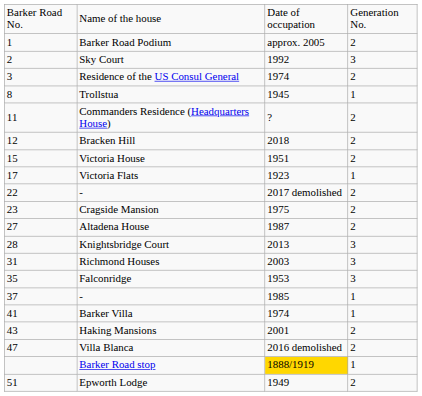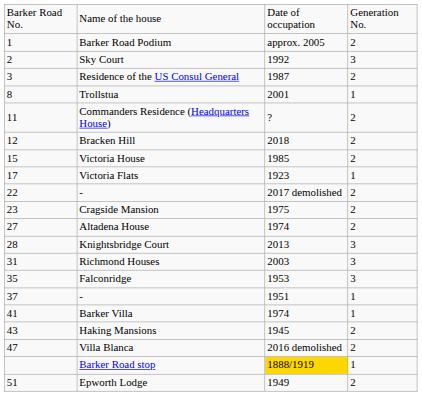(278, 77) 1974 -> (278, 77) 1987
(278, 94) 1945 -> (278, 94) 2001
(278, 158) 1951 -> (278, 158) 1985
(278, 227) 1987 -> (278, 227) 1974
(278, 296) 1985 -> (278, 296) 1951
(278, 330) 2001 -> (278, 330) 1945
